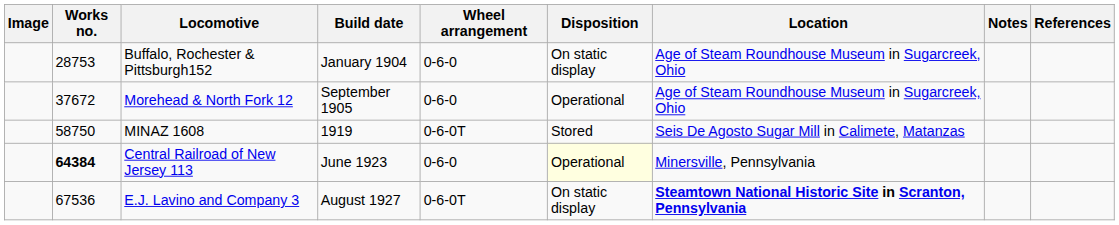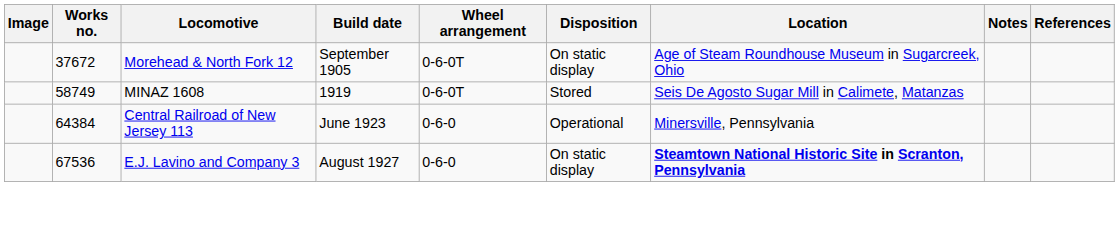- row: (189, 62)
(440, 101) 0-6-0 -> (443, 62) 0-6-0T
(588, 101) Operational -> (578, 62) On static display
(75, 131) 58750 -> (75, 92) 58749
(75, 162) bold -> (75, 123) normal
(588, 162) lightyellow background -> (587, 123) no background
(445, 200) 0-6-0T -> (439, 162) 0-6-0
